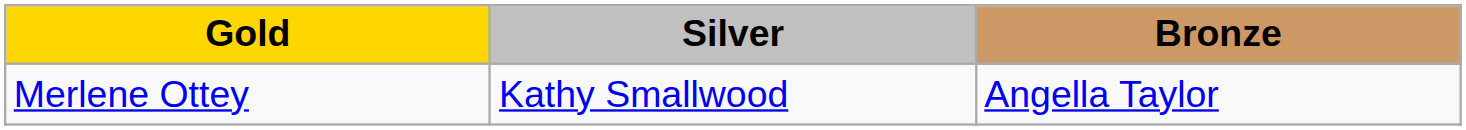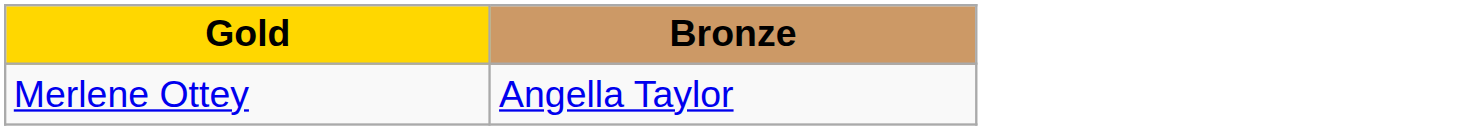- column: (733, 34)
